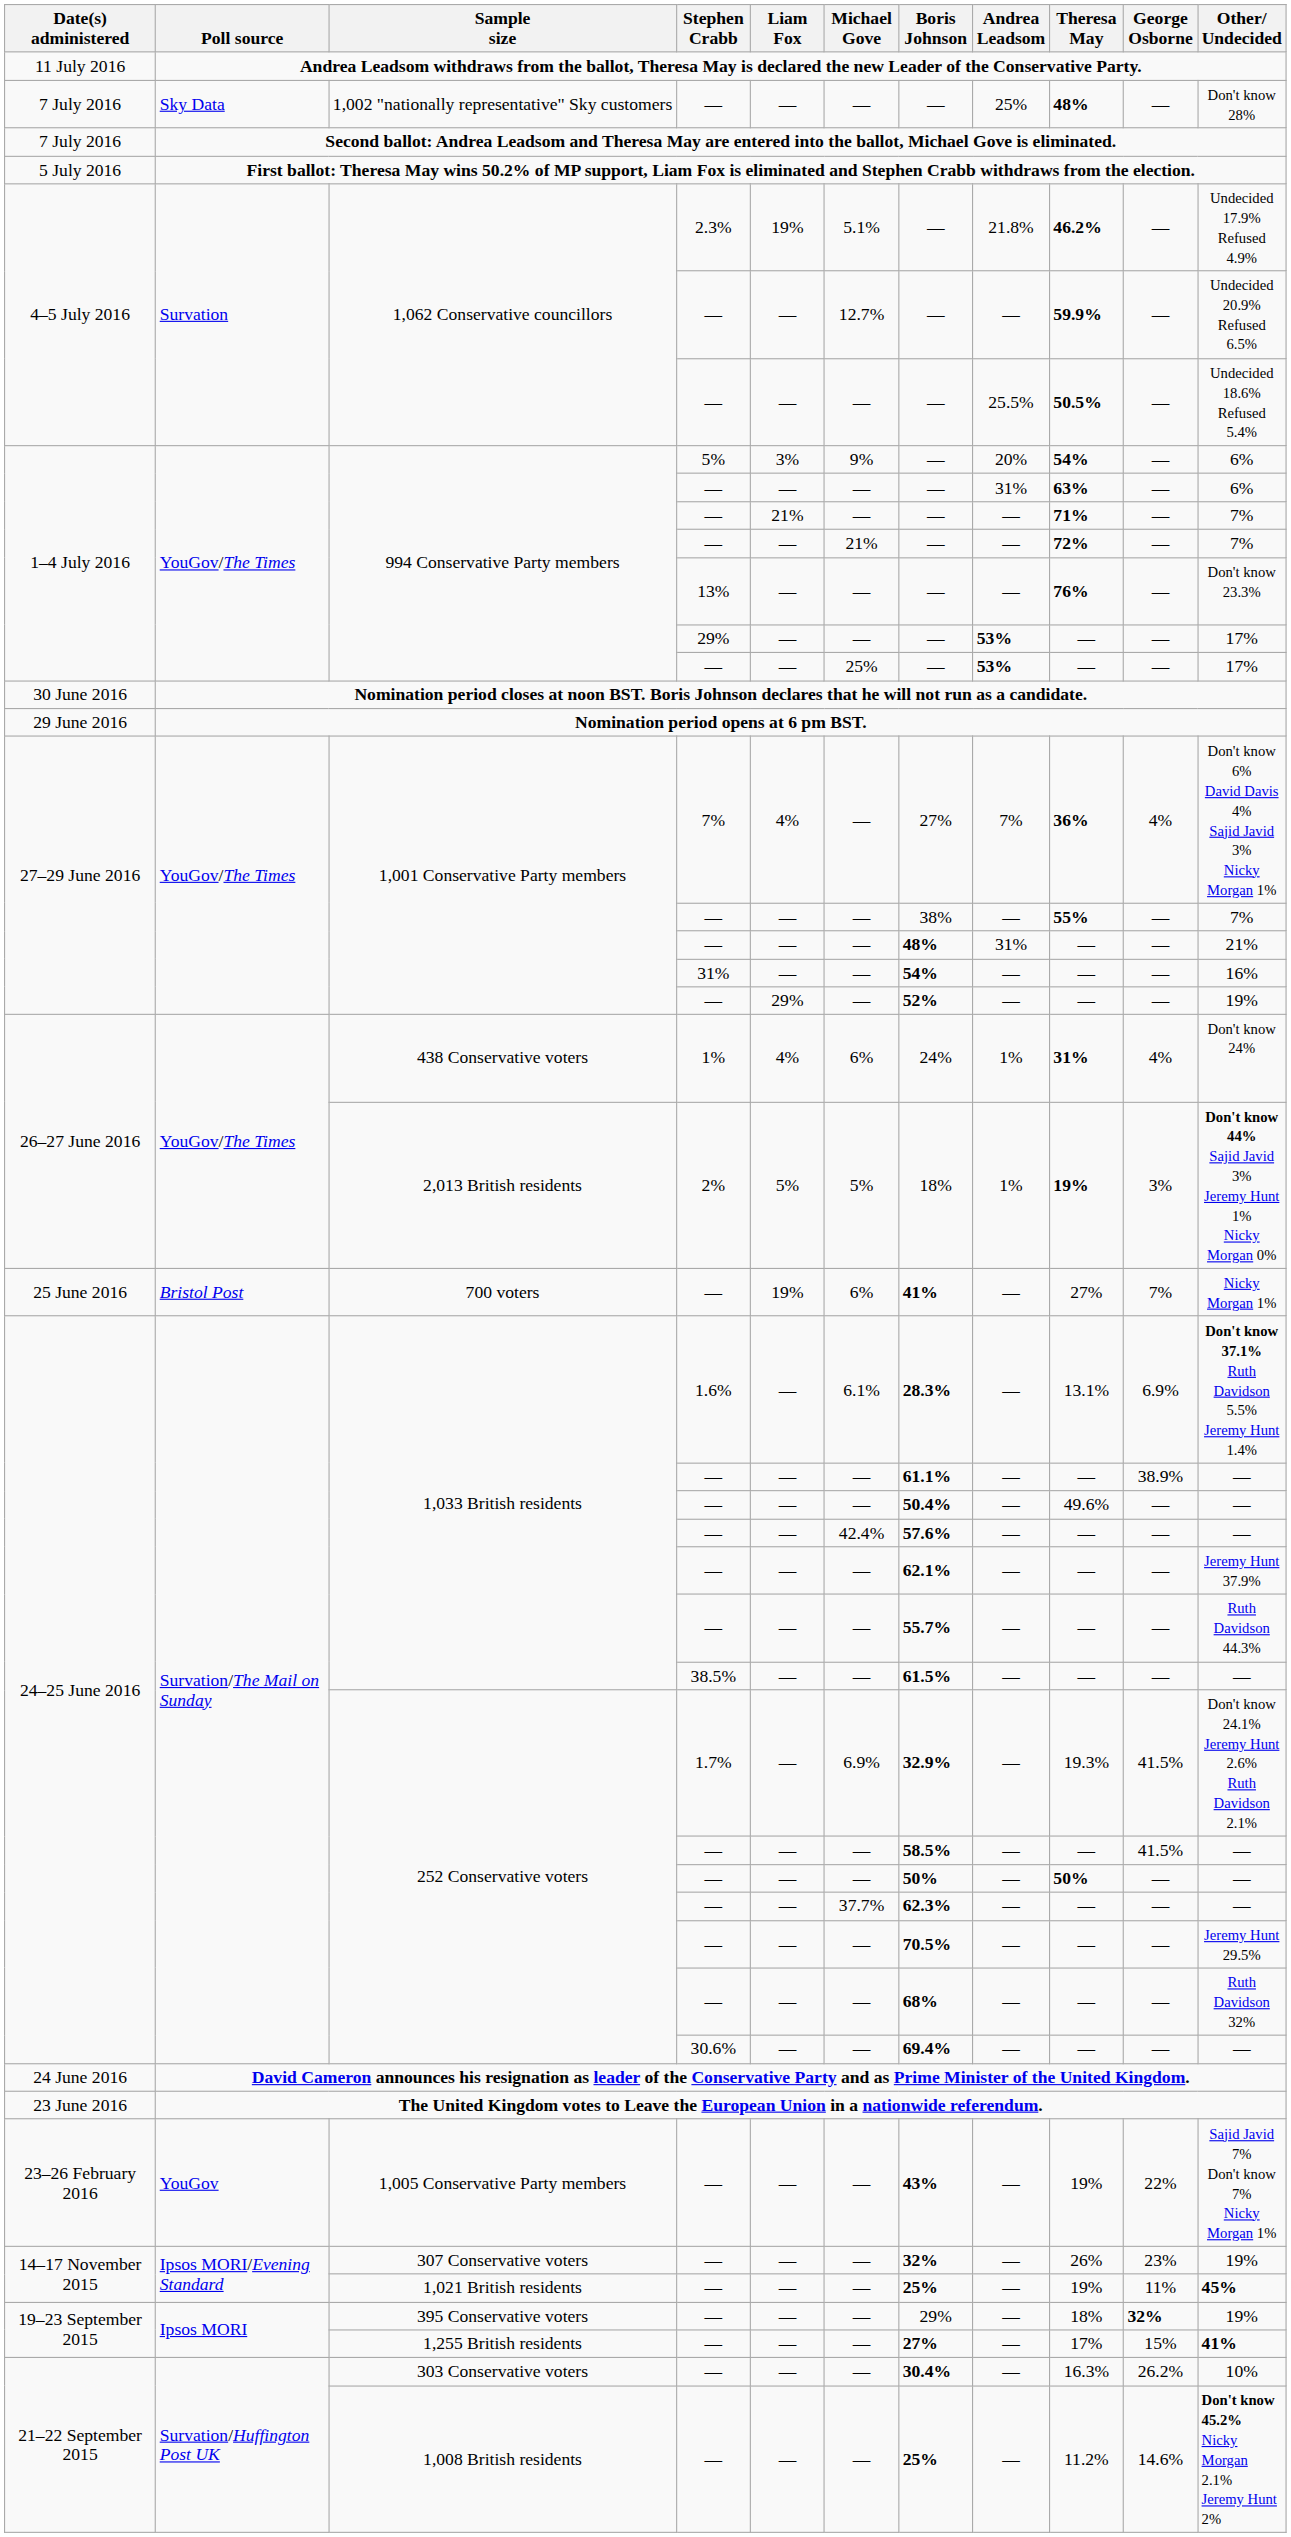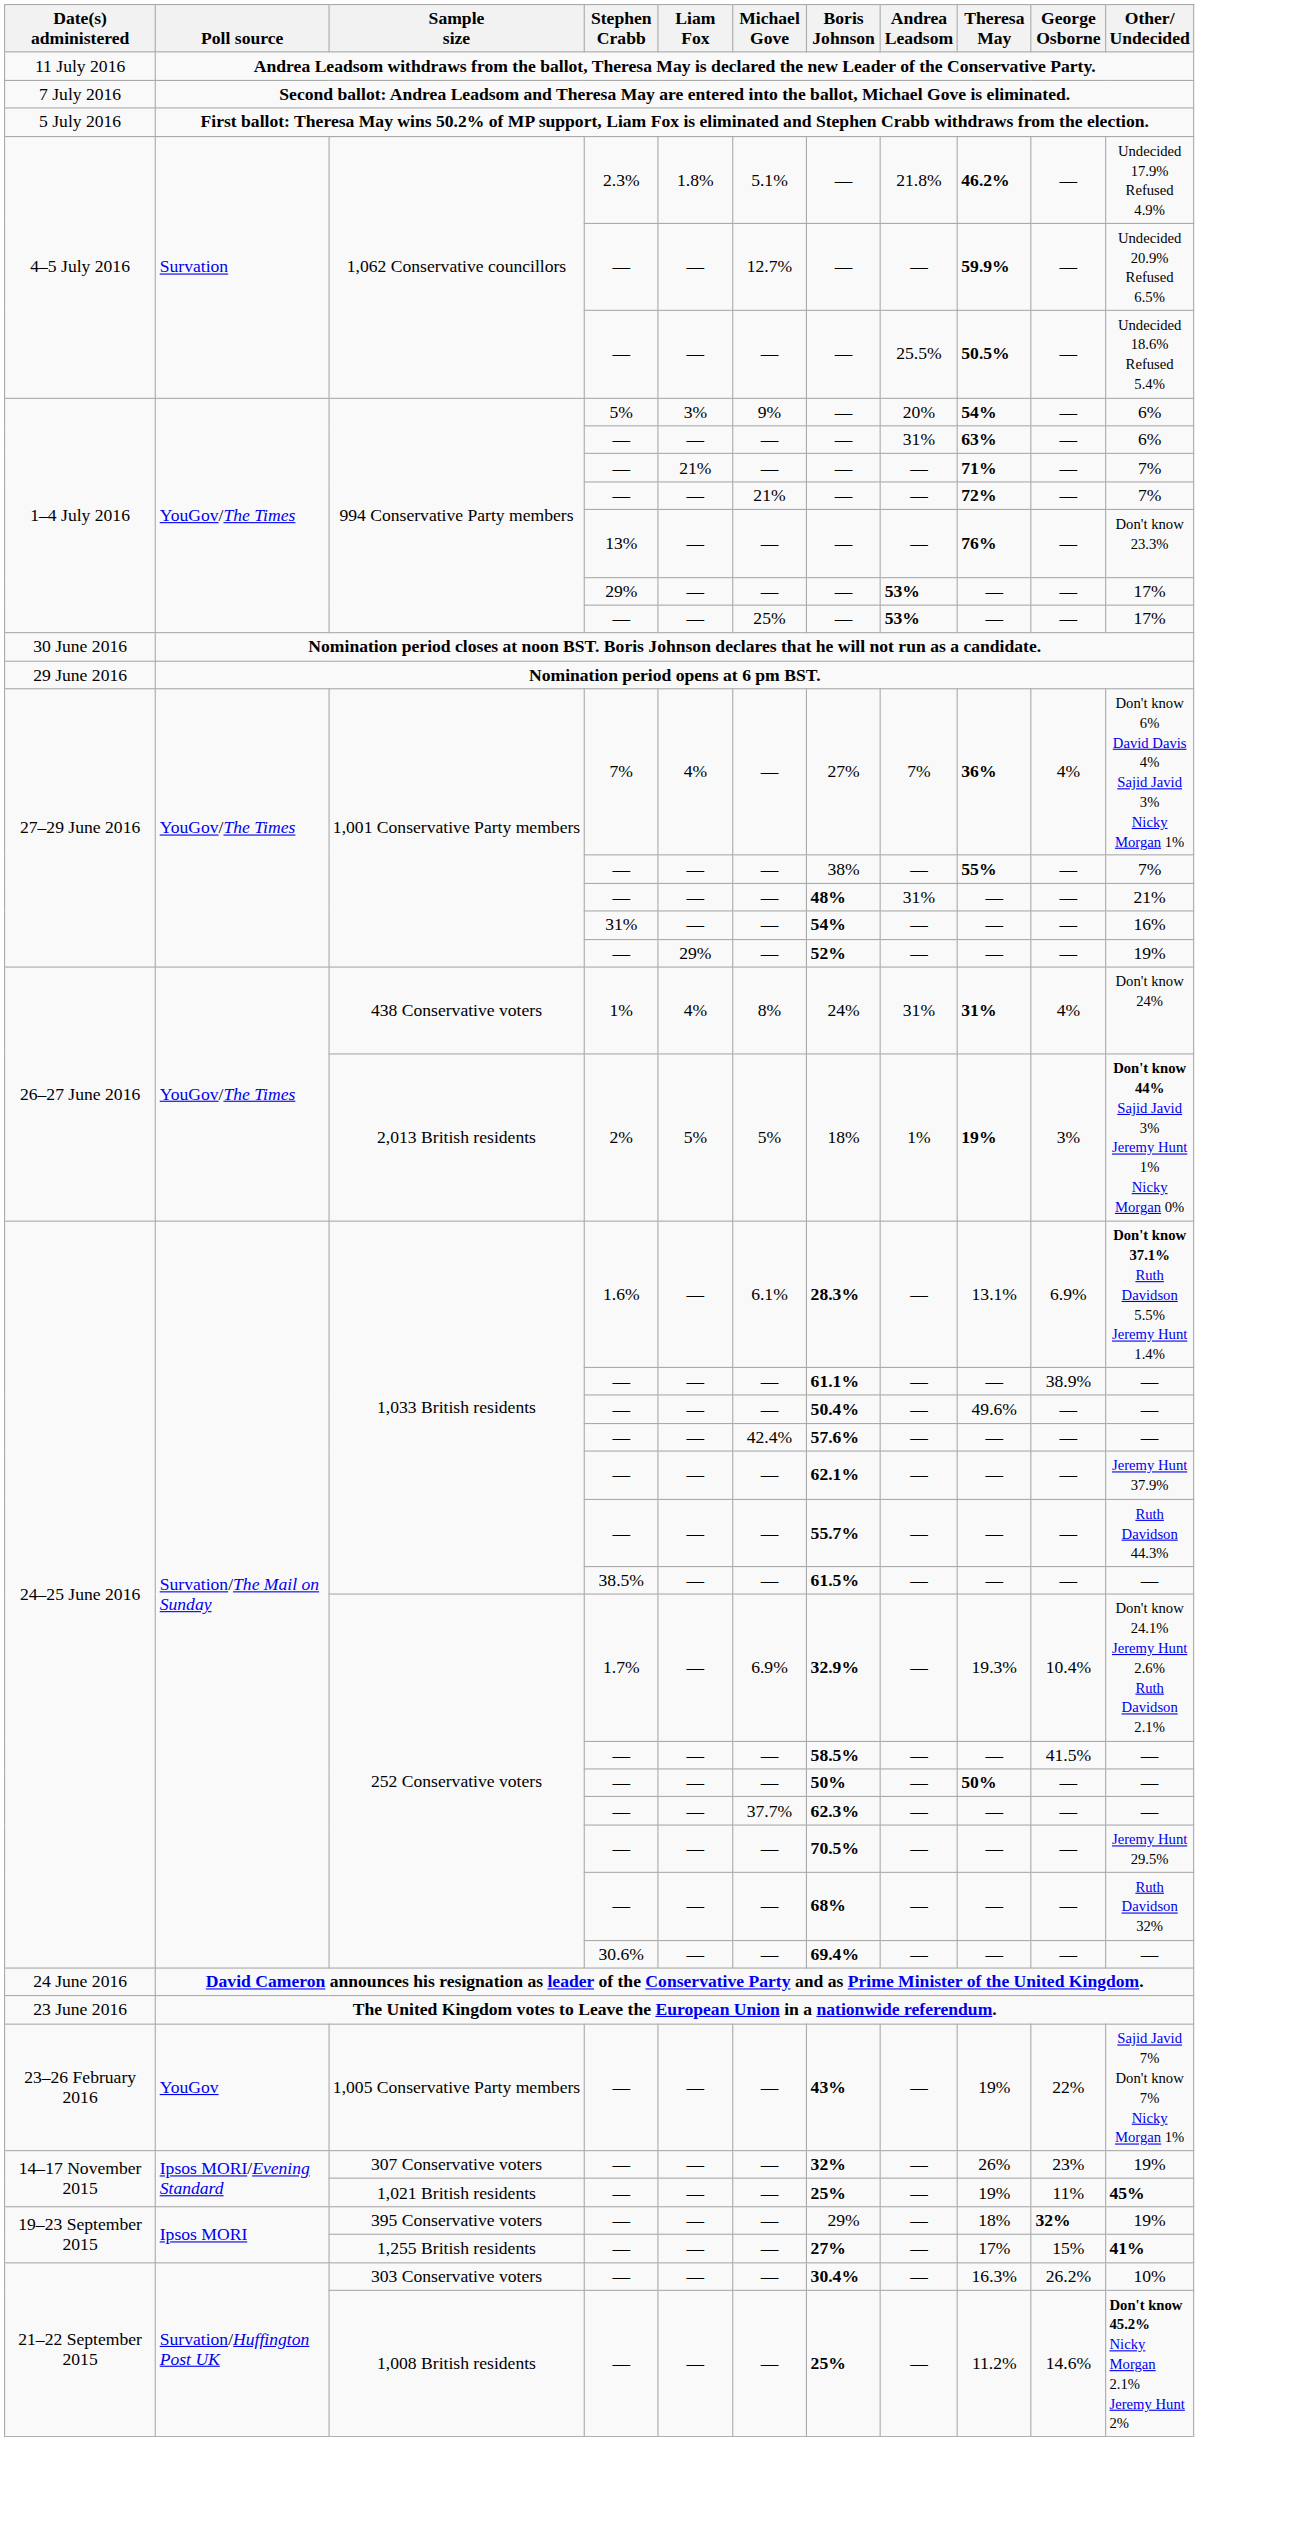- row: (503, 103)
(787, 227) 19% -> (695, 179) 1.8%
(862, 1058) 6% -> (769, 1010) 8%
(1011, 1058) 1% -> (919, 1010) 31%
- row: (503, 1292)
(1160, 1763) 41.5% -> (1068, 1667) 10.4%
